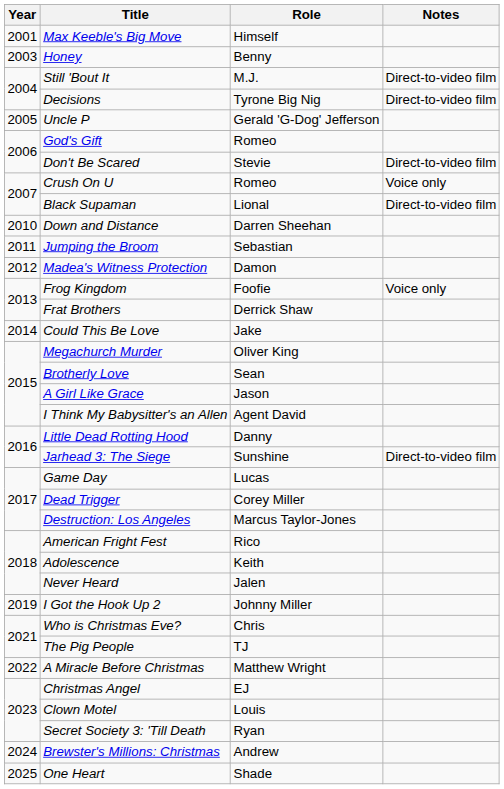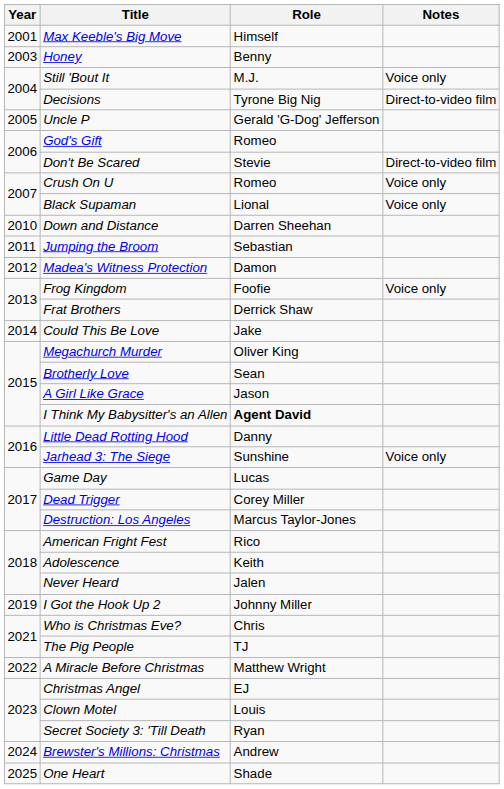(441, 78) Direct-to-video film -> (416, 78) Voice only
(441, 204) Direct-to-video film -> (416, 204) Voice only
(270, 415) normal -> (272, 415) bold
(441, 457) Direct-to-video film -> (416, 457) Voice only
